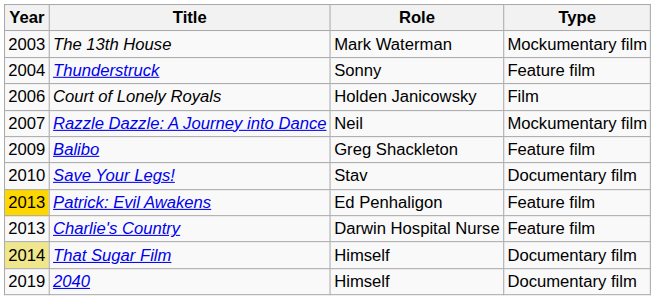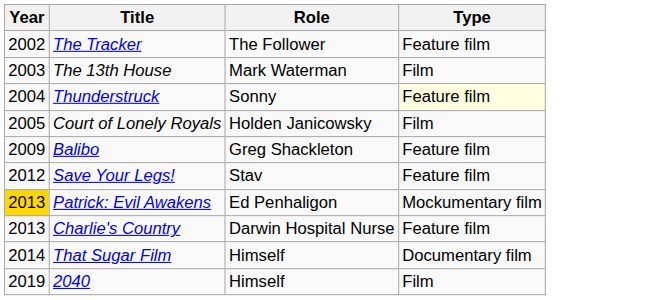+ row: (97, 44)
(577, 44) Mockumentary film -> (418, 70) Film
(551, 70) no background -> (446, 96) lightyellow background
(27, 96) 2006 -> (27, 123) 2005
- row: (190, 123)
(27, 176) 2010 -> (27, 176) 2012
(572, 176) Documentary film -> (446, 176) Feature film
(551, 202) Feature film -> (472, 202) Mockumentary film
(27, 255) khaki background -> (27, 255) no background
(572, 281) Documentary film -> (418, 281) Film
